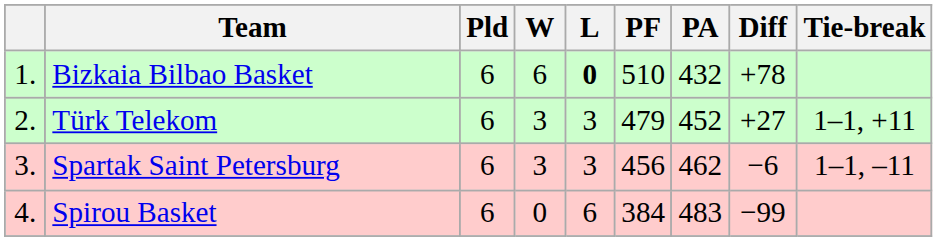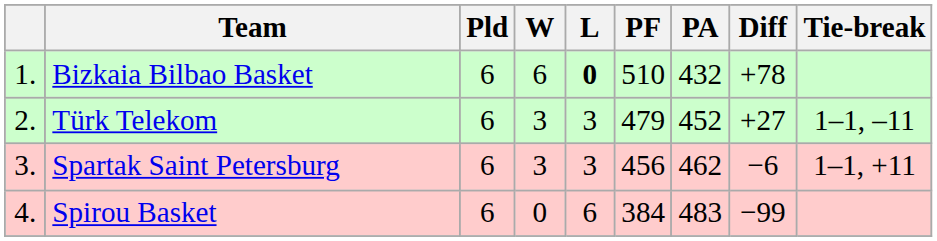(864, 119) 1–1, +11 -> (864, 119) 1–1, –11
(864, 166) 1–1, –11 -> (864, 166) 1–1, +11
